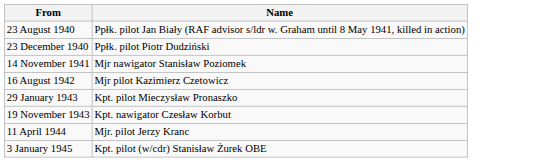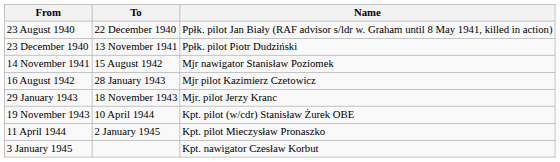+ column: (136, 13)
(166, 98) Kpt. pilot Mieczysław Pronaszko -> (230, 98) Mjr. pilot Jerzy Kranc
(163, 115) Kpt. nawigator Czesław Korbut -> (268, 115) Kpt. pilot (w/cdr) Stanisław Żurek OBE
(142, 132) Mjr. pilot Jerzy Kranc -> (254, 132) Kpt. pilot Mieczysław Pronaszko
(181, 149) Kpt. pilot (w/cdr) Stanisław Żurek OBE -> (250, 149) Kpt. nawigator Czesław Korbut
